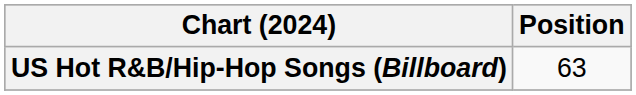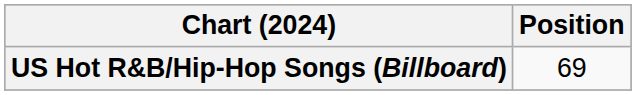(572, 68) 63 -> (572, 68) 69
